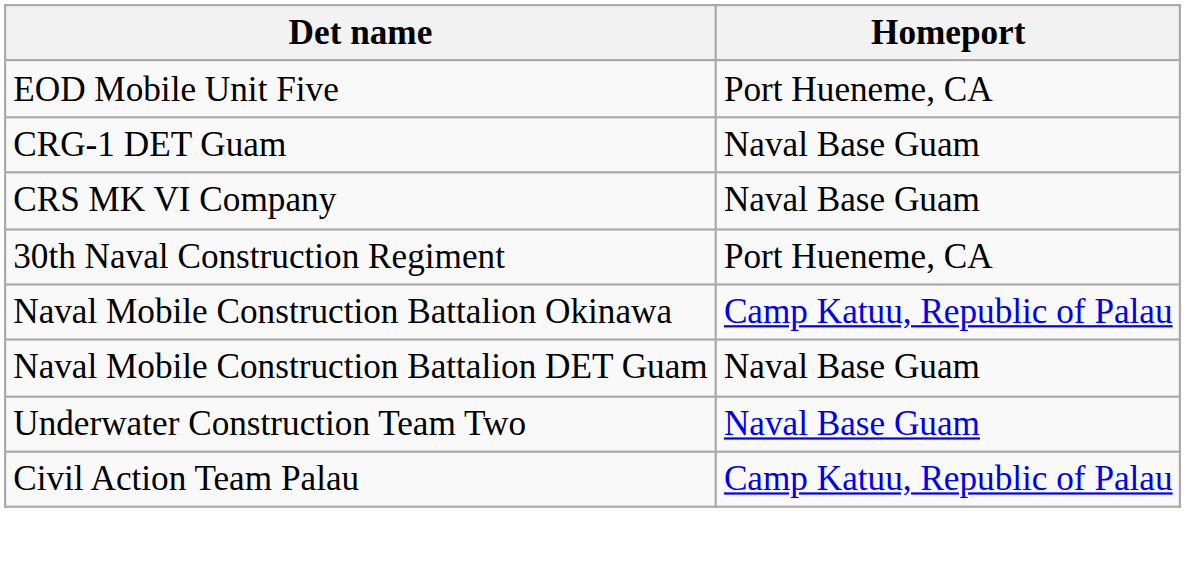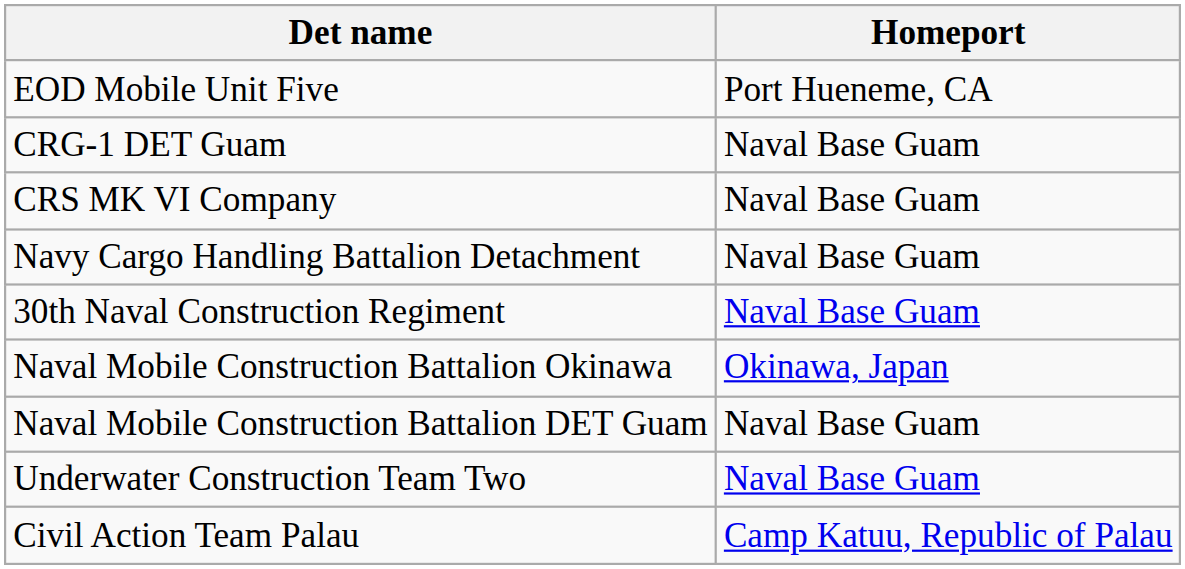+ row: (327, 255)
(858, 255) Port Hueneme, CA -> (852, 311) Naval Base Guam
(948, 311) Camp Katuu, Republic of Palau -> (836, 367) Okinawa, Japan
